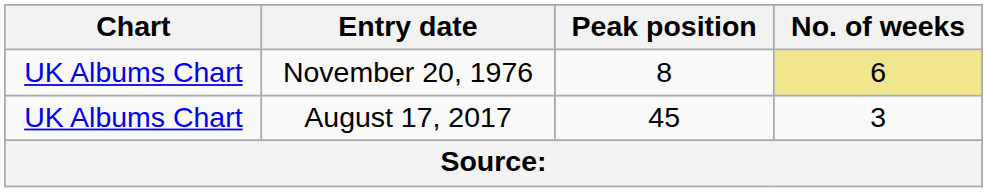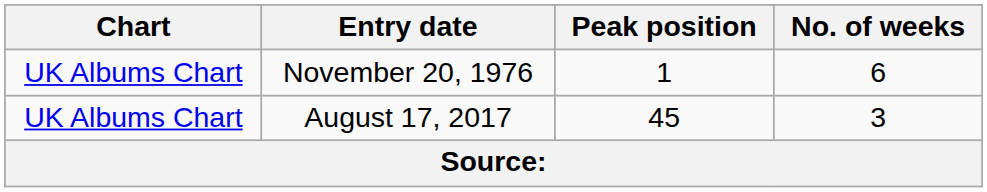(664, 72) 8 -> (664, 72) 1
(878, 72) khaki background -> (878, 72) no background
